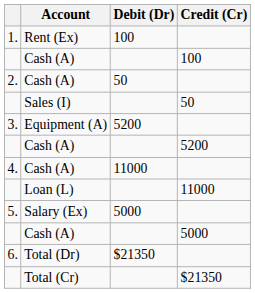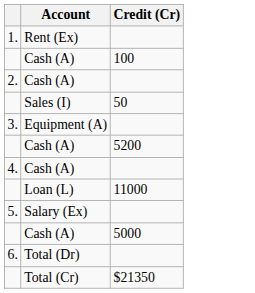- column: (144, 15)
